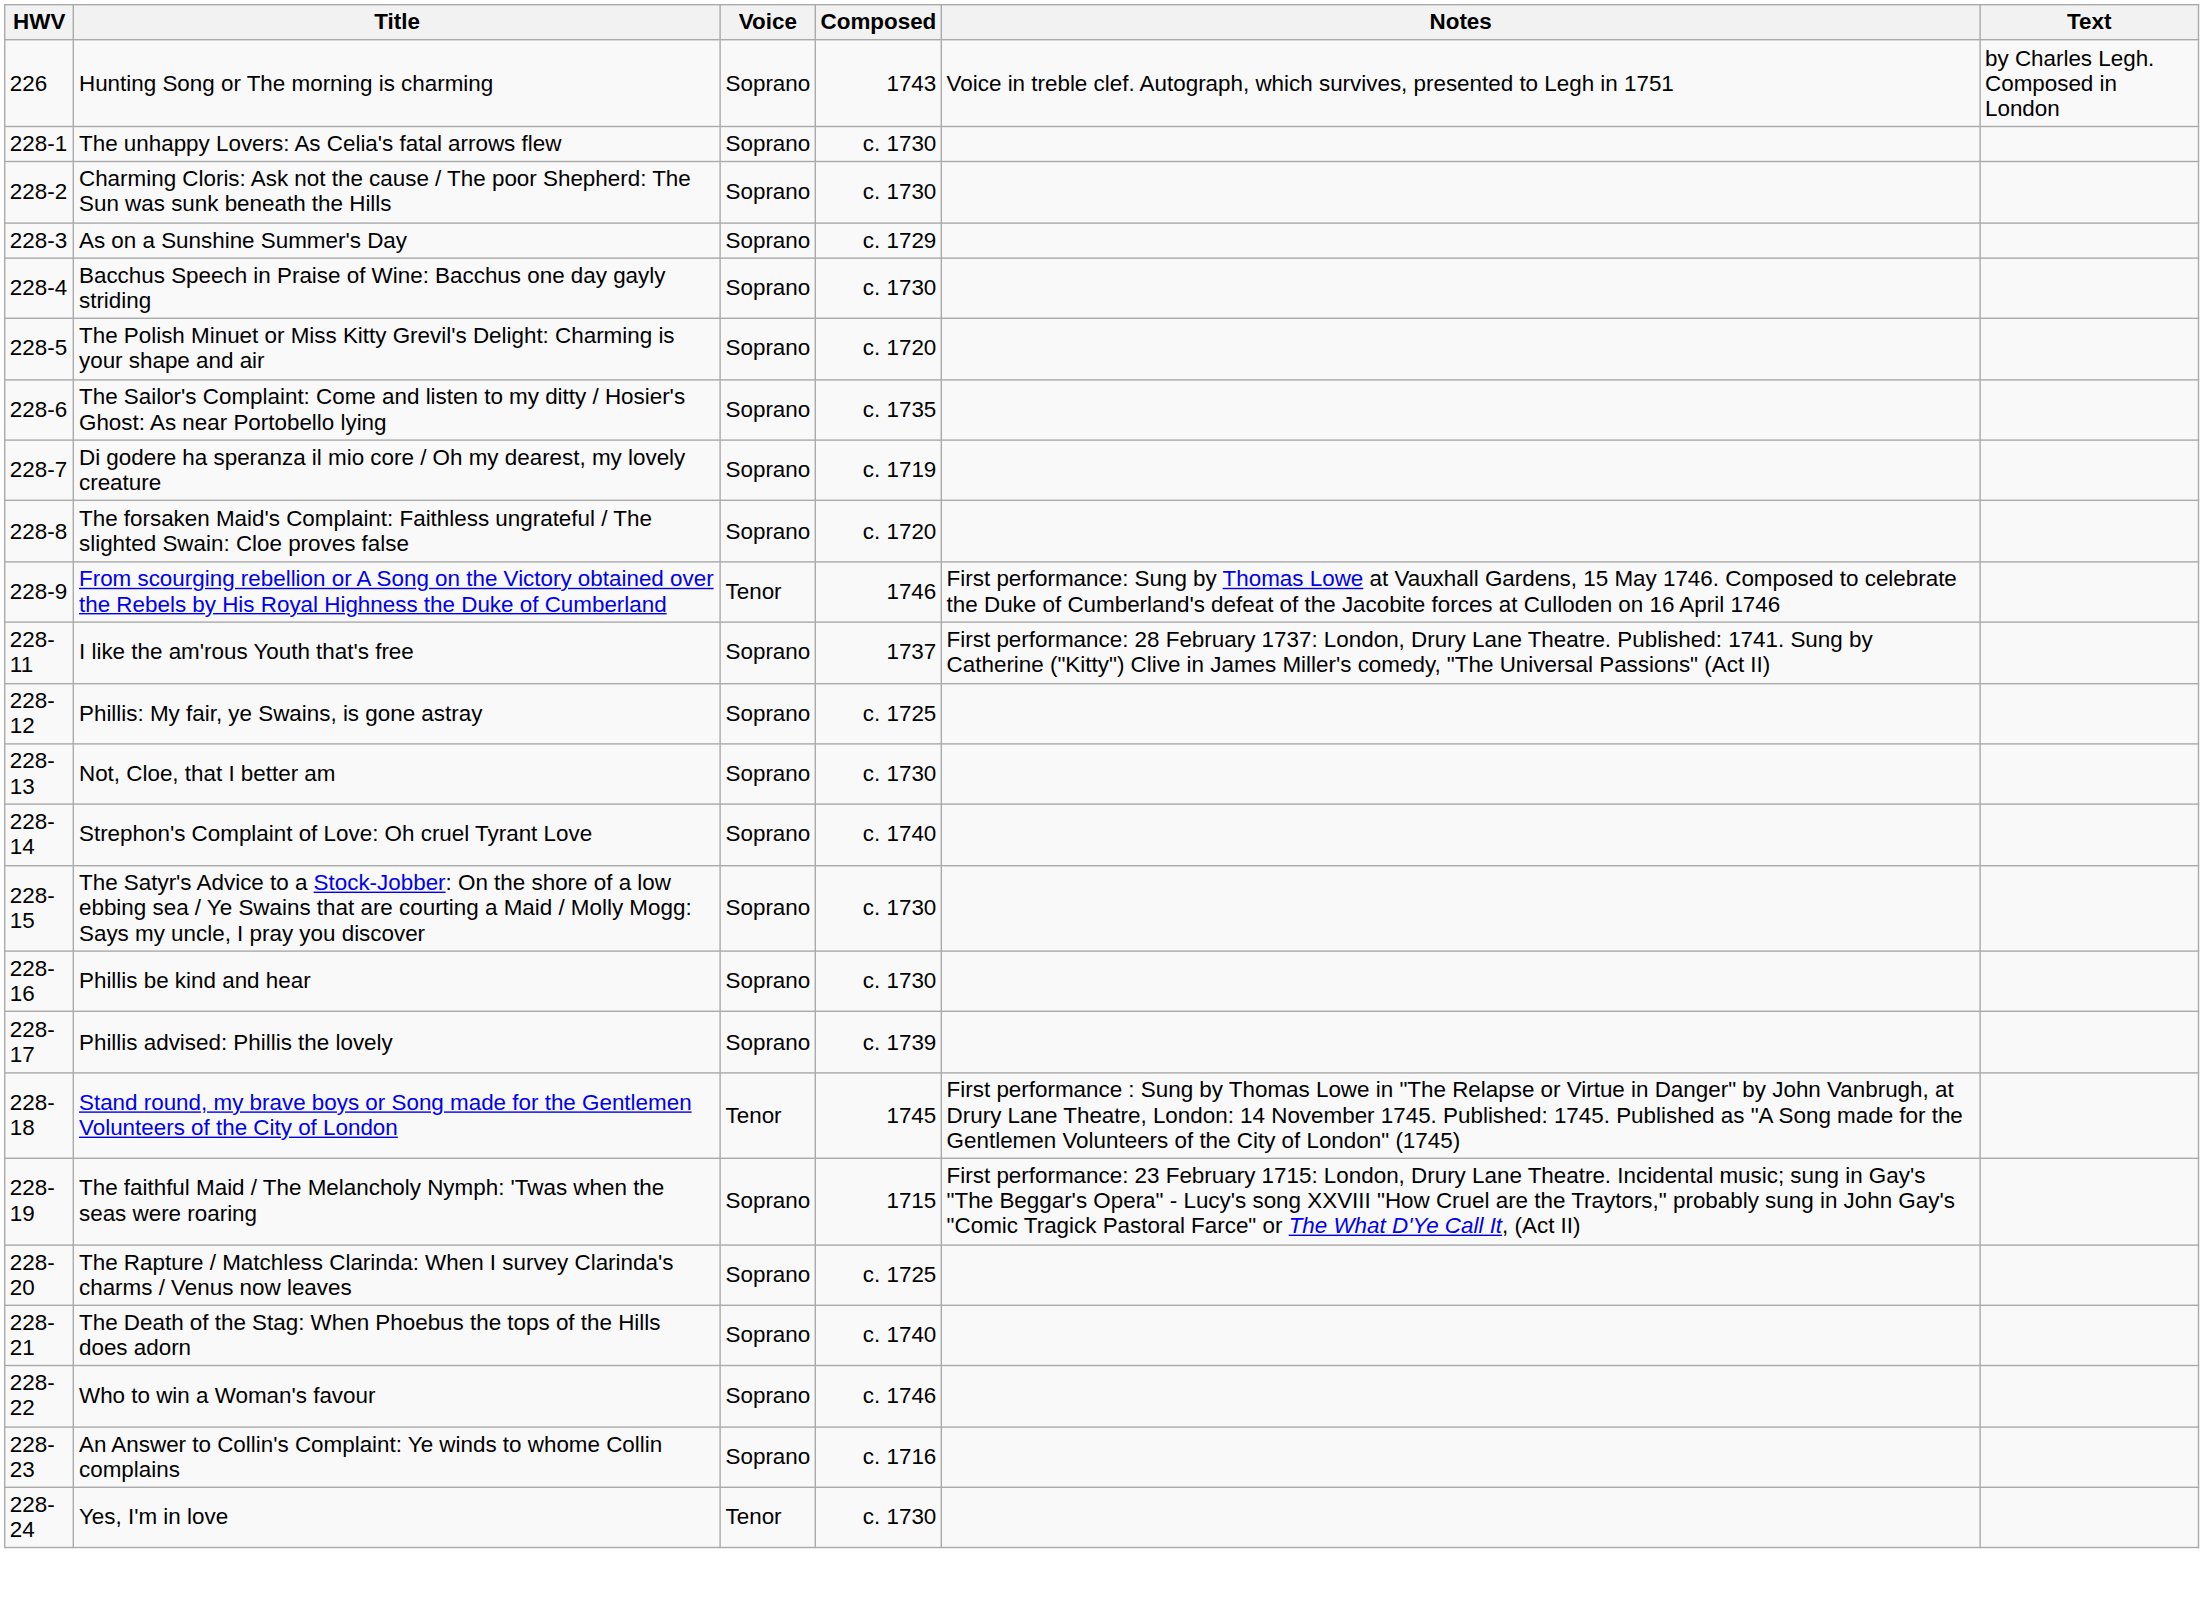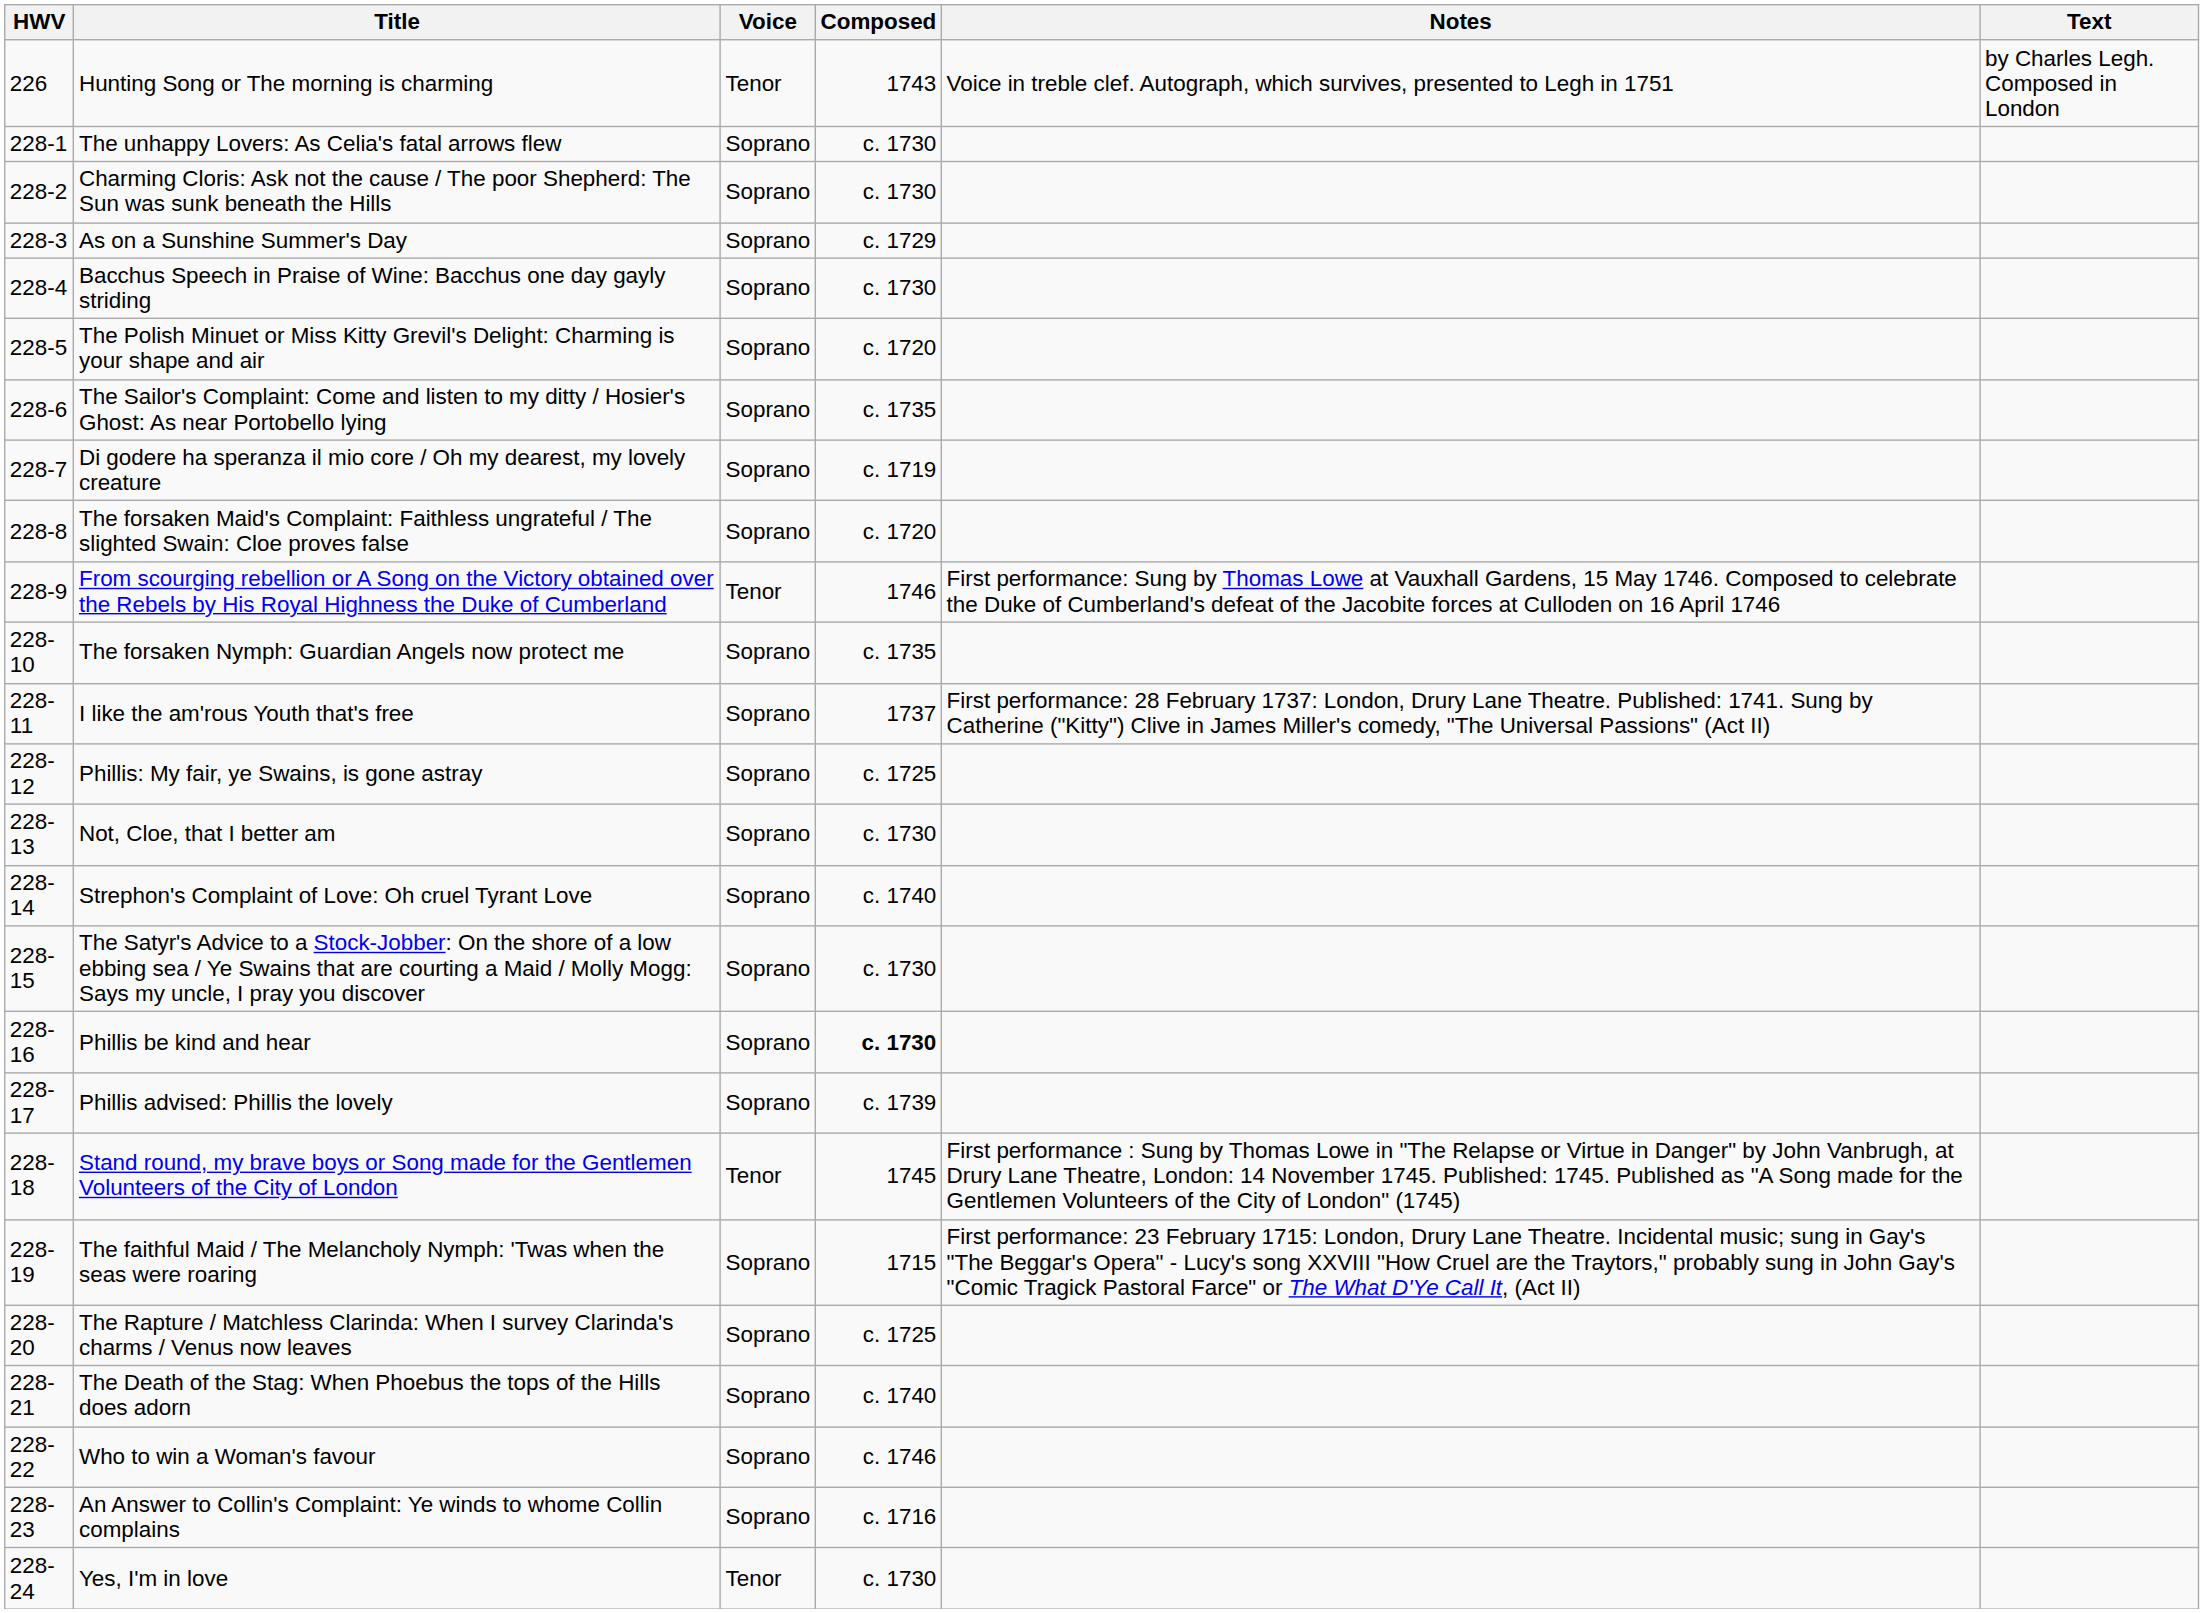(768, 82) Soprano -> (754, 82) Tenor
+ row: (352, 652)
(900, 981) normal -> (899, 1041) bold
